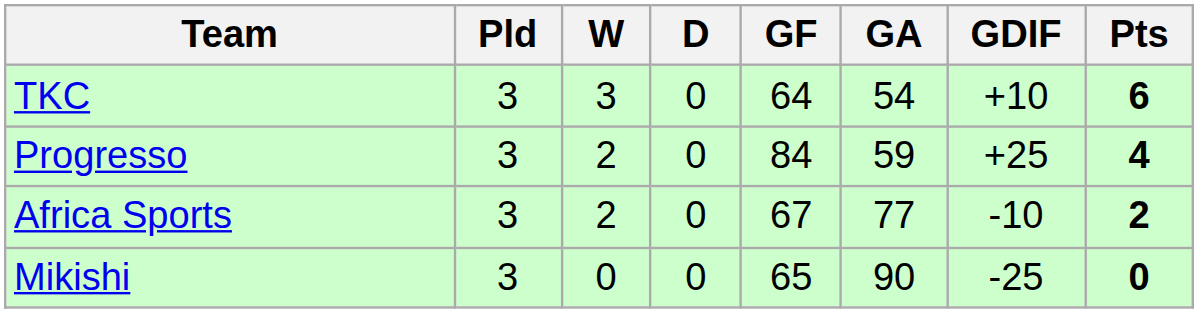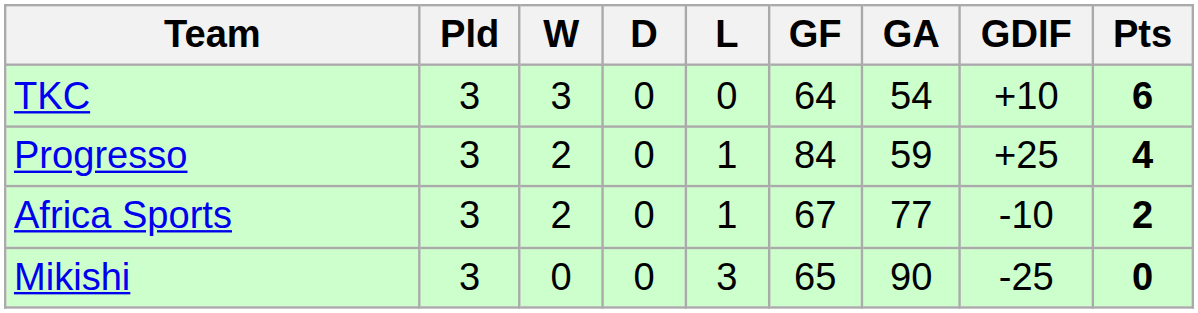+ column: (727, 34)
